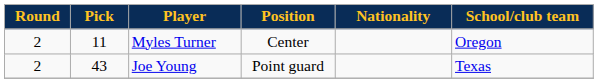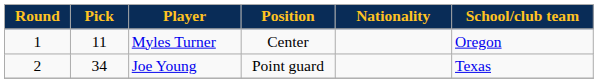(37, 41) 2 -> (37, 41) 1
(99, 66) 43 -> (99, 66) 34
